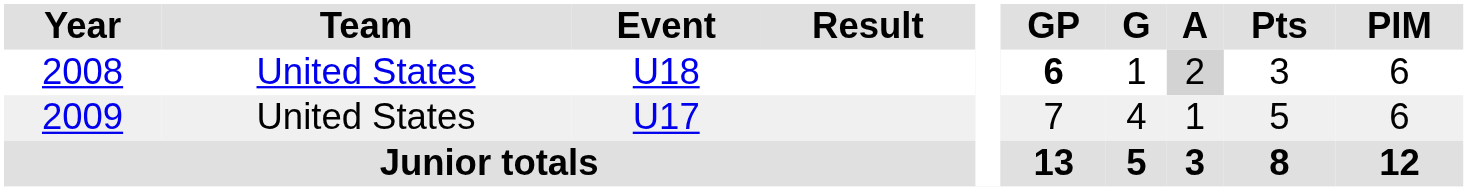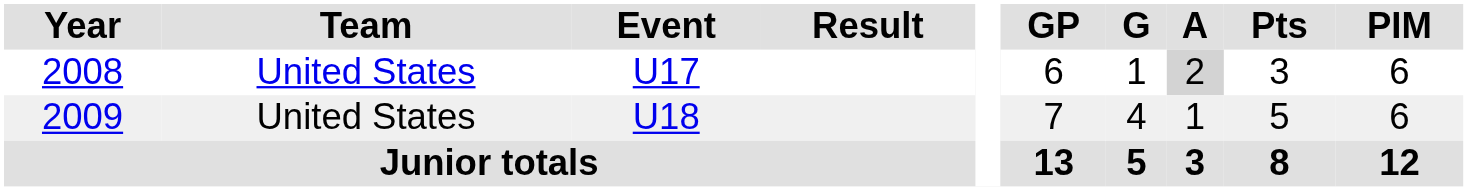(666, 71) U18 -> (666, 71) U17
(1054, 71) bold -> (1054, 71) normal
(666, 117) U17 -> (666, 117) U18
